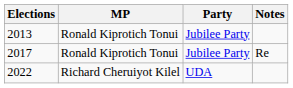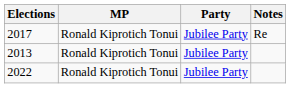rows swapped: (20, 33) <-> (20, 53)
(120, 72) Richard Cheruiyot Kilel -> (119, 72) Ronald Kiprotich Tonui
(199, 72) UDA -> (216, 72) Jubilee Party
